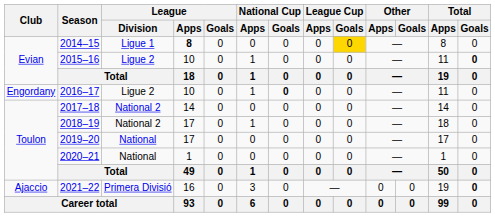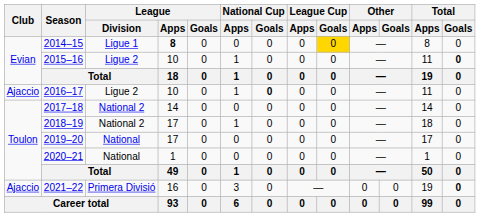(31, 92) Engordany -> (23, 92) Ajaccio
